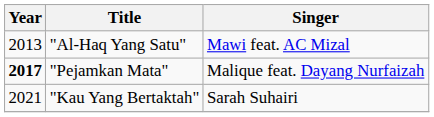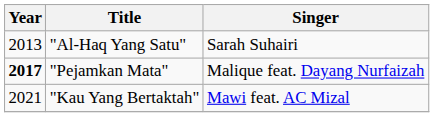(278, 44) Mawi feat. AC Mizal -> (252, 44) Sarah Suhairi
(252, 97) Sarah Suhairi -> (278, 97) Mawi feat. AC Mizal
